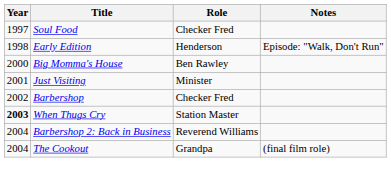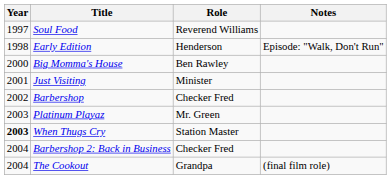(205, 30) Checker Fred -> (217, 30) Reverend Williams
+ row: (69, 115)
(217, 132) Reverend Williams -> (205, 149) Checker Fred
